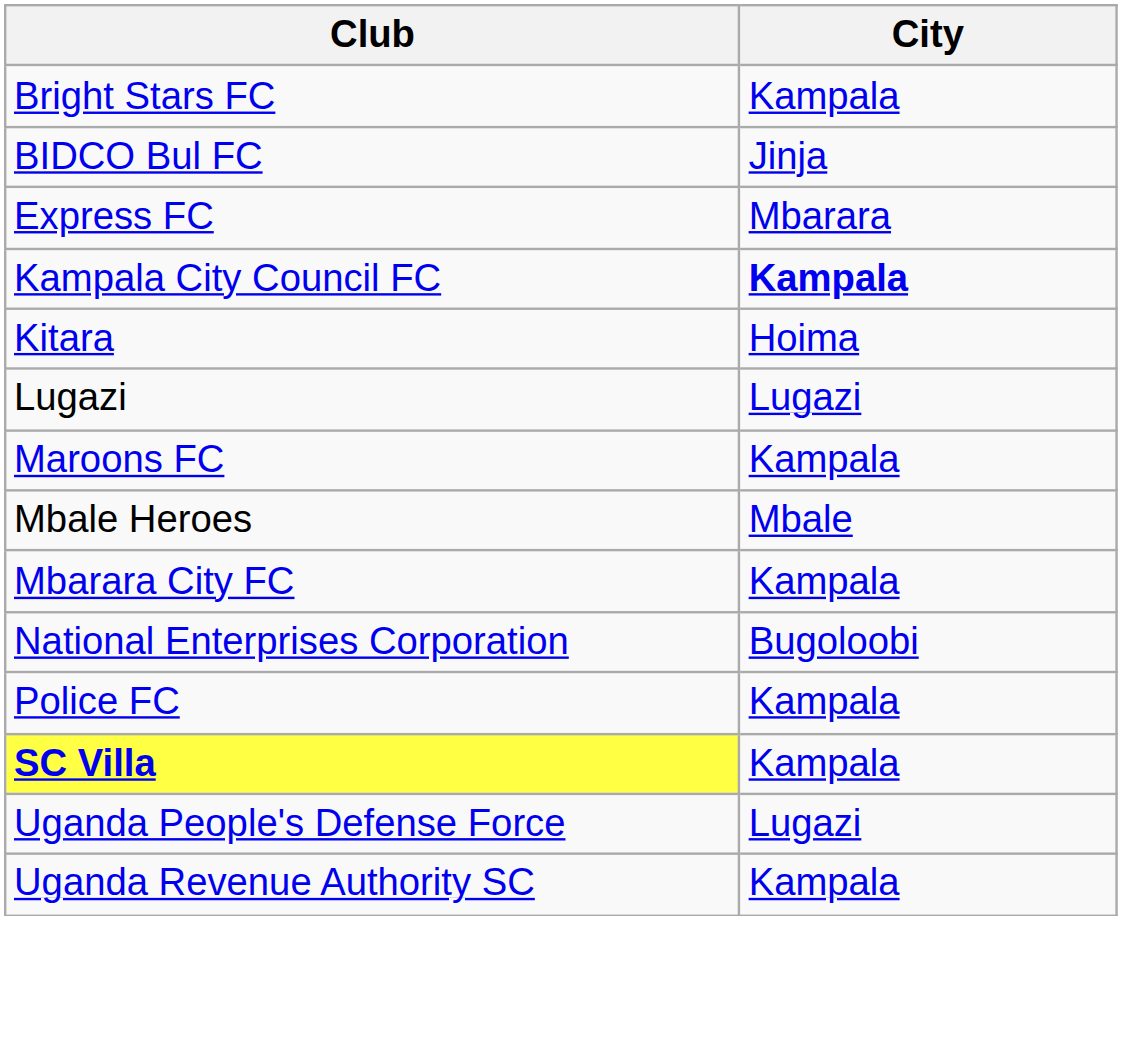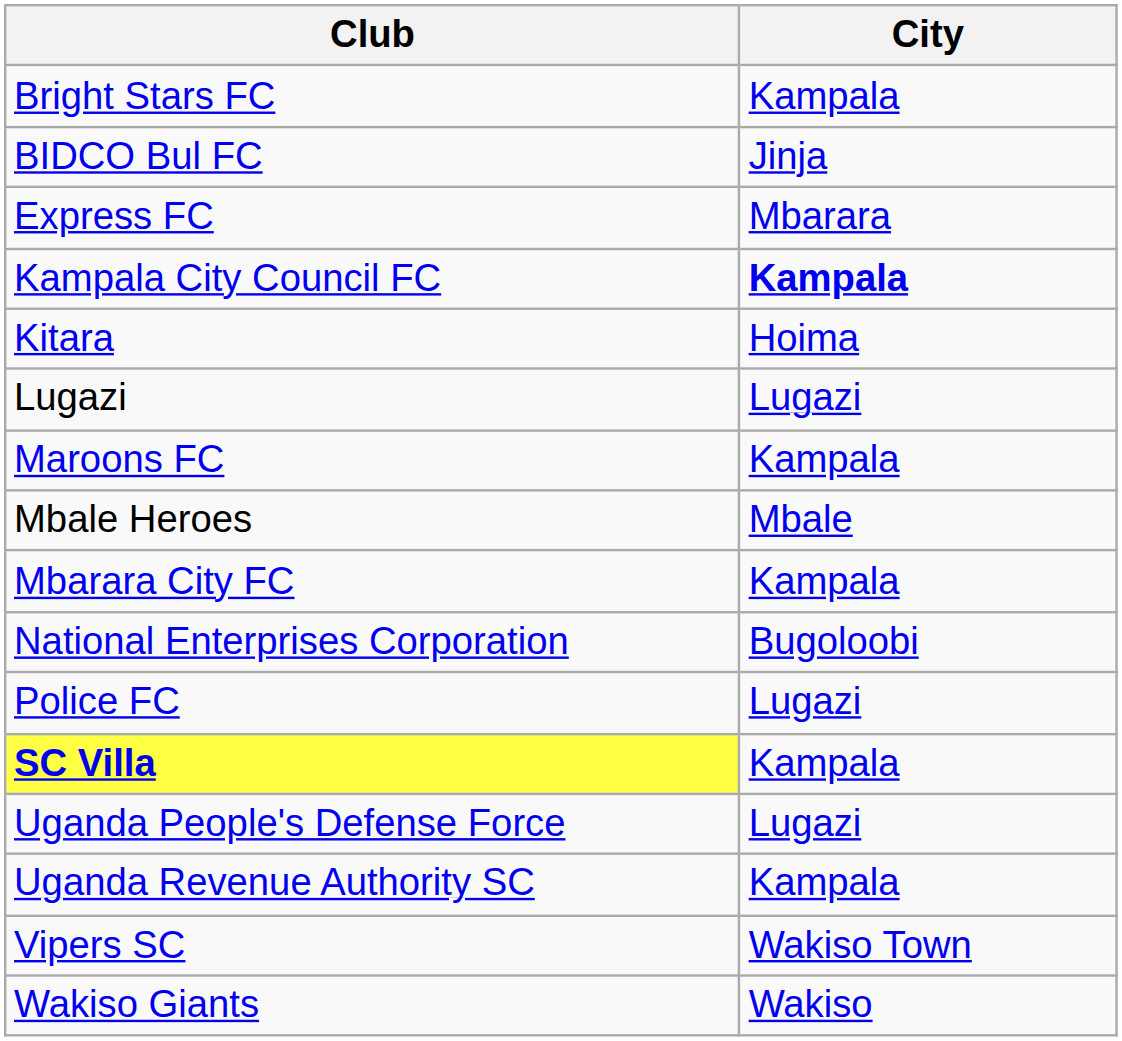(824, 701) Kampala -> (805, 701) Lugazi
+ row: (100, 944)
+ row: (137, 1005)
